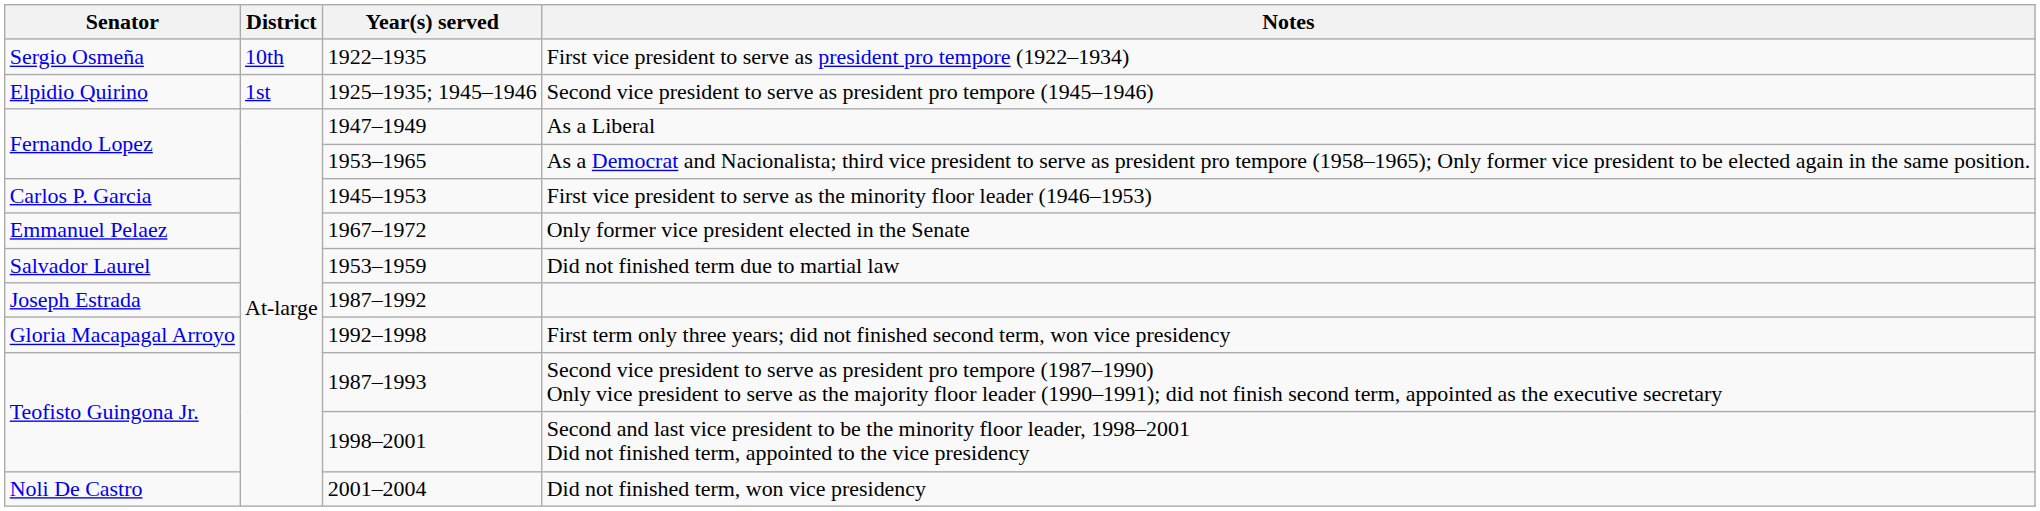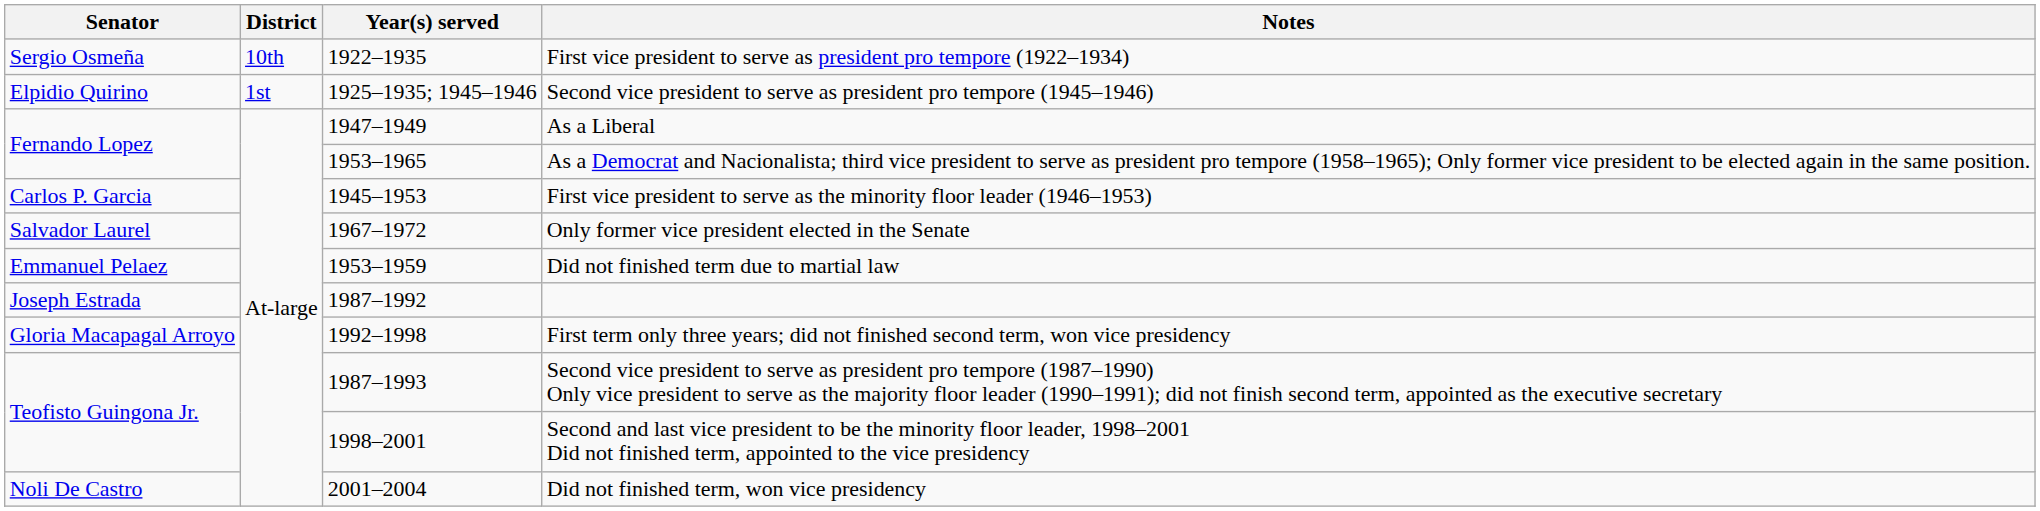(89, 230) Emmanuel Pelaez -> (80, 230) Salvador Laurel
(80, 265) Salvador Laurel -> (89, 265) Emmanuel Pelaez
